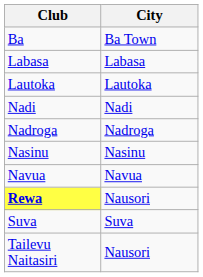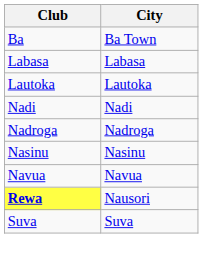- row: (33, 252)
